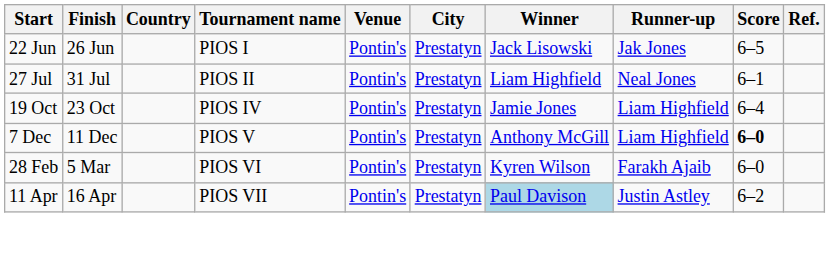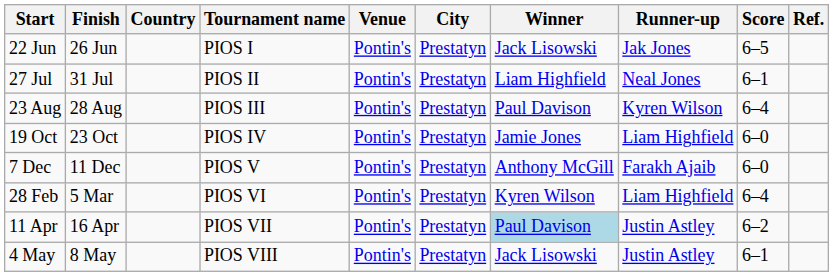+ row: (35, 107)
(751, 107) 6–4 -> (755, 137) 6–0
(673, 137) Liam Highfield -> (669, 166) Farakh Ajaib
(751, 137) bold -> (755, 166) normal
(664, 166) Farakh Ajaib -> (678, 196) Liam Highfield
(751, 166) 6–0 -> (755, 196) 6–4
+ row: (32, 255)
